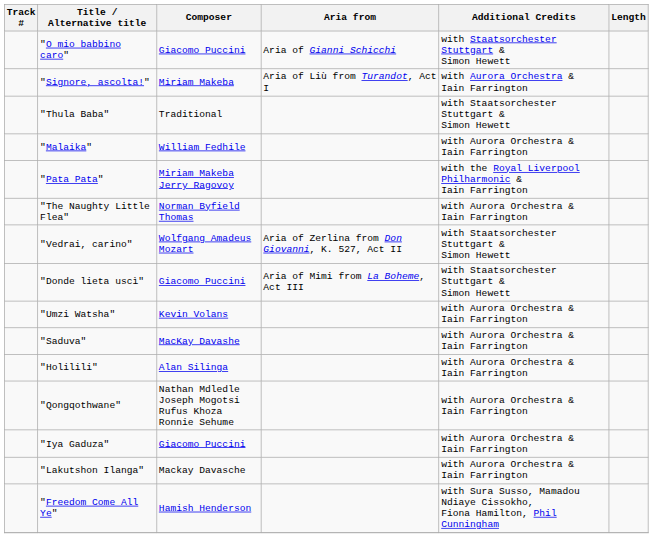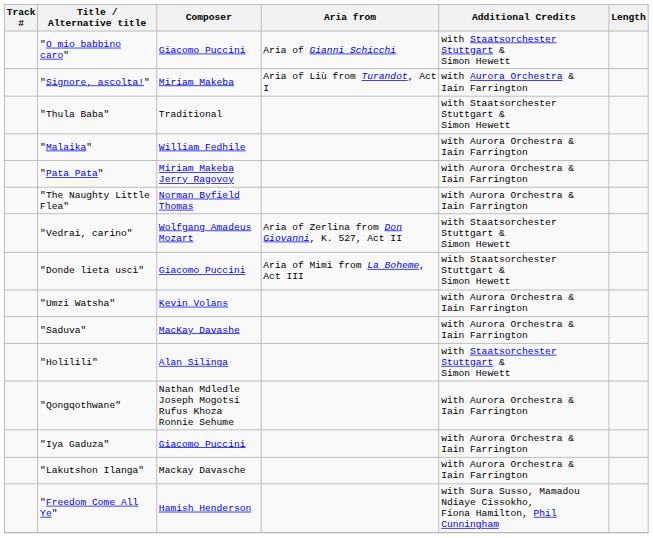(510, 179) with the Royal Liverpool Philharmonic & Iain Farrington -> (508, 174) with Aurora Orchestra & Iain Farrington
(508, 368) with Aurora Orchestra & Iain Farrington -> (499, 362) with Staatsorchester Stuttgart & Simon Hewett
